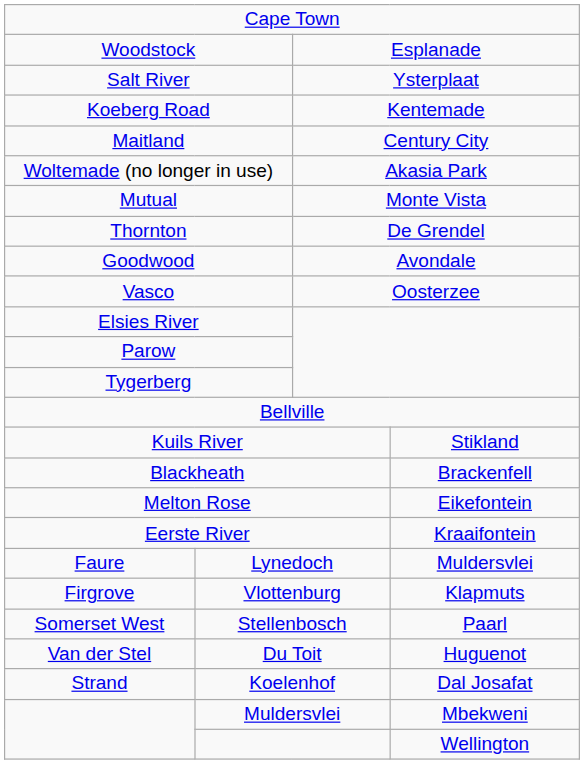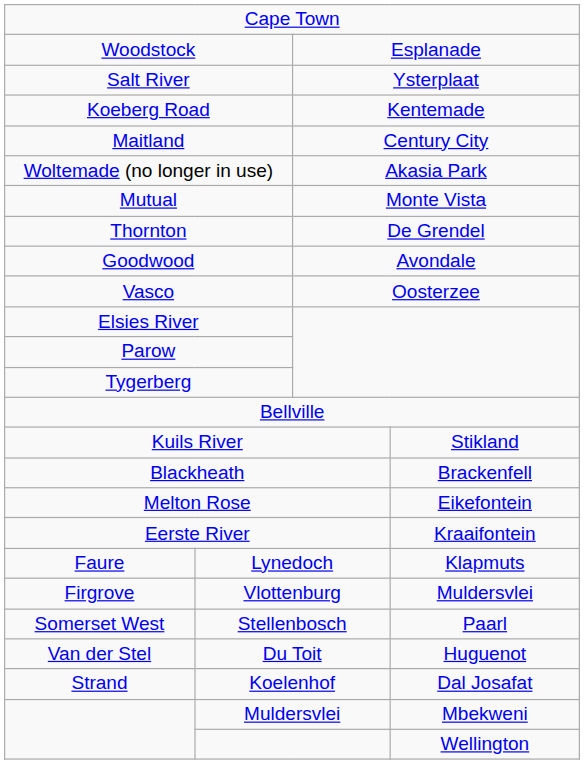(485, 563) Muldersvlei -> (485, 563) Klapmuts
(485, 593) Klapmuts -> (485, 593) Muldersvlei
